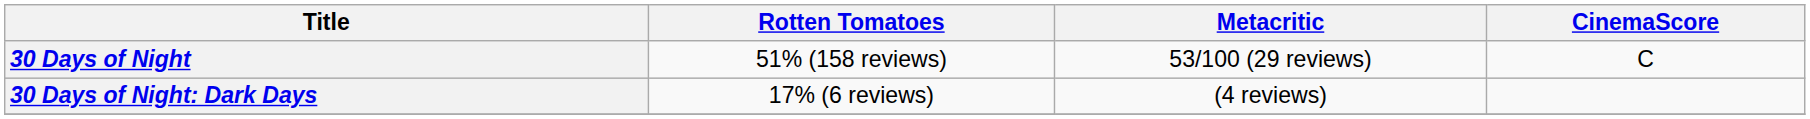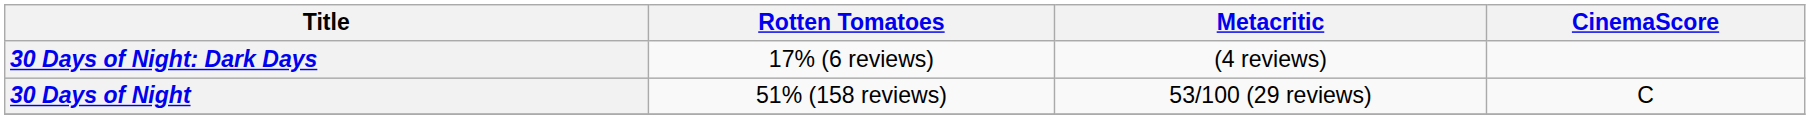rows swapped: (100, 59) <-> (164, 95)
